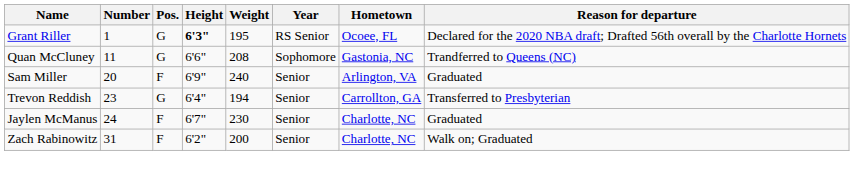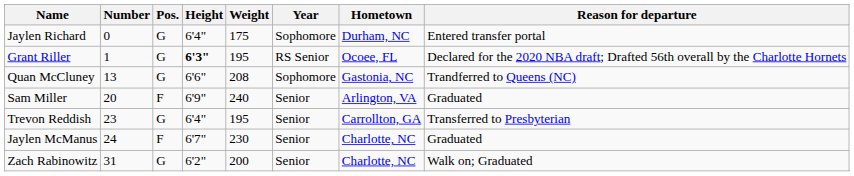+ row: (47, 35)
(110, 56) 11 -> (110, 77) 13
(239, 98) 194 -> (239, 118) 195
(160, 139) F -> (161, 160) G
